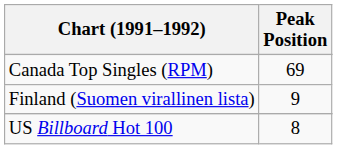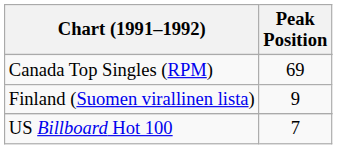(295, 128) 8 -> (295, 128) 7
